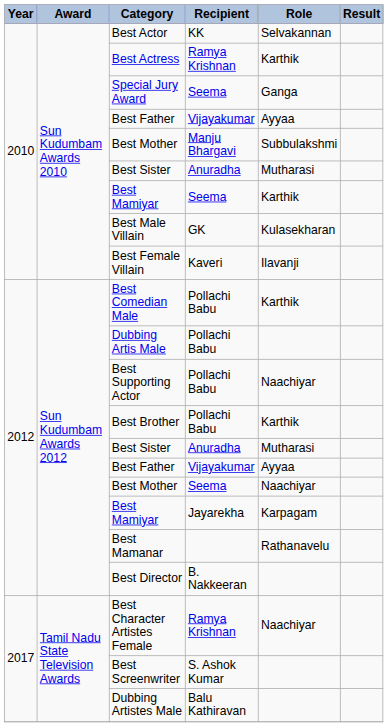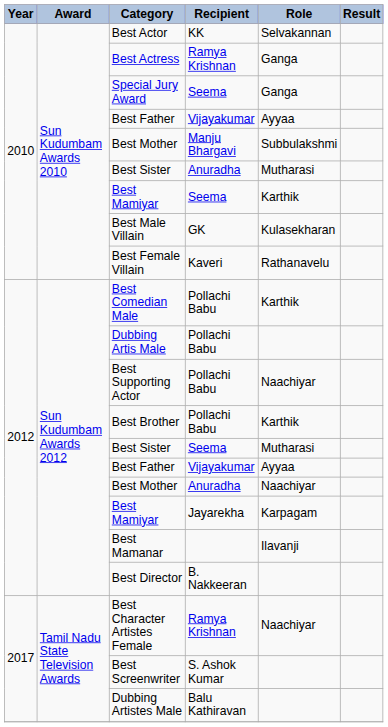(280, 59) Karthik -> (279, 59) Ganga
(280, 262) Ilavanji -> (295, 262) Rathanavelu
(214, 448) Anuradha -> (207, 448) Seema
(207, 486) Seema -> (214, 486) Anuradha
(295, 545) Rathanavelu -> (280, 545) Ilavanji
